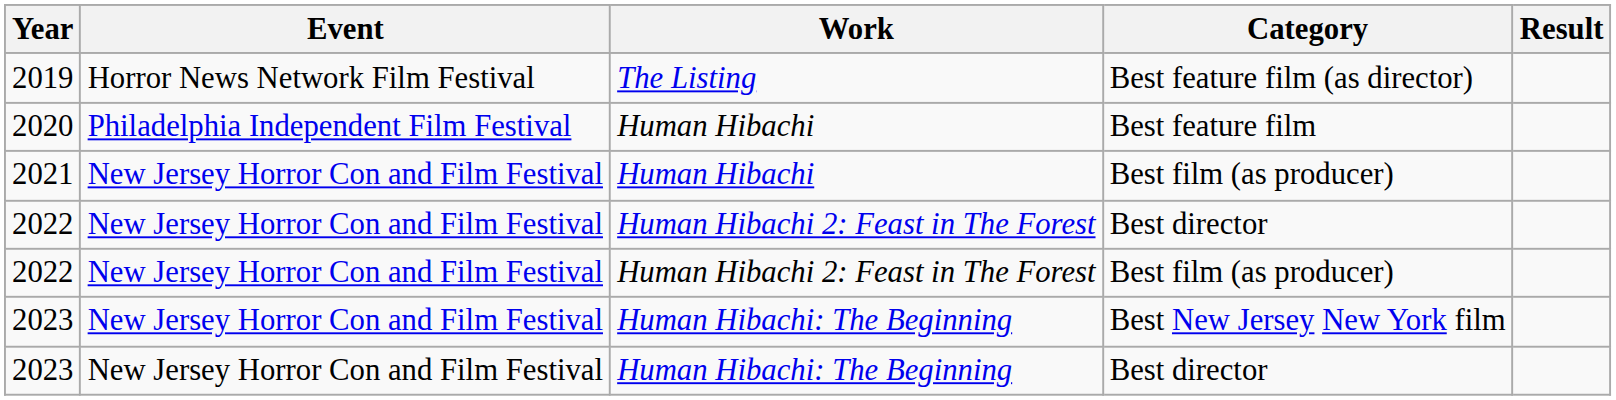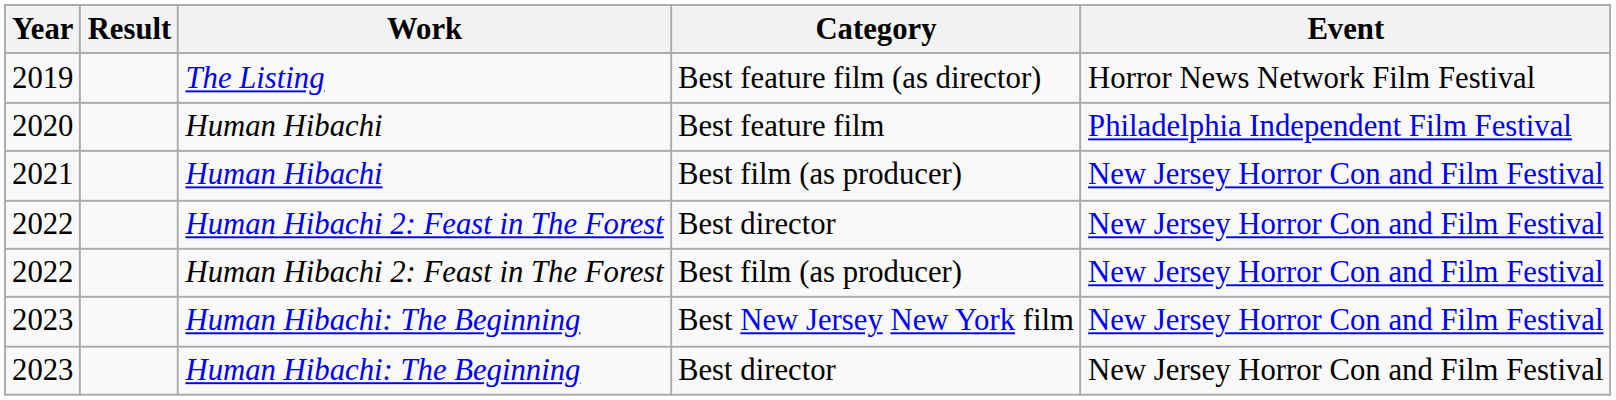columns swapped: (345, 28) <-> (1562, 28)
